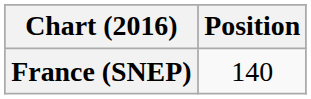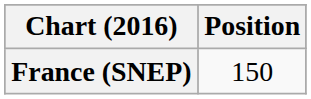(252, 70) 140 -> (252, 70) 150
